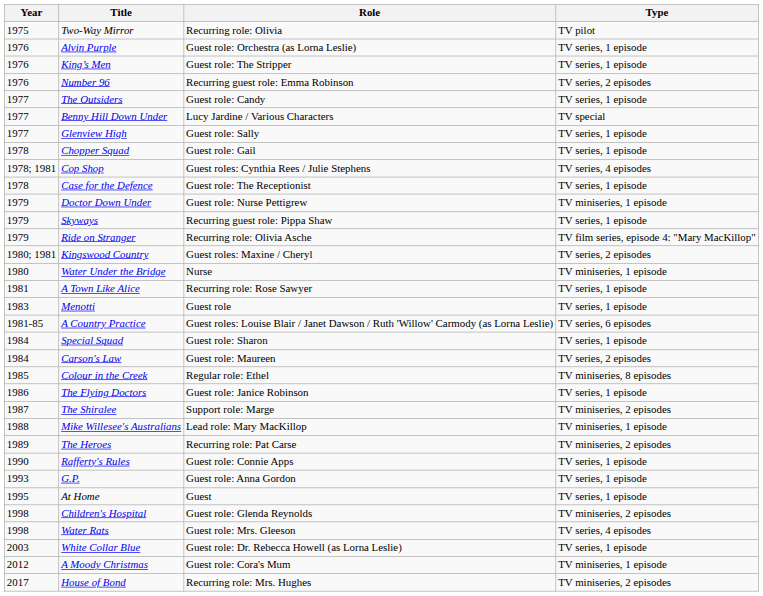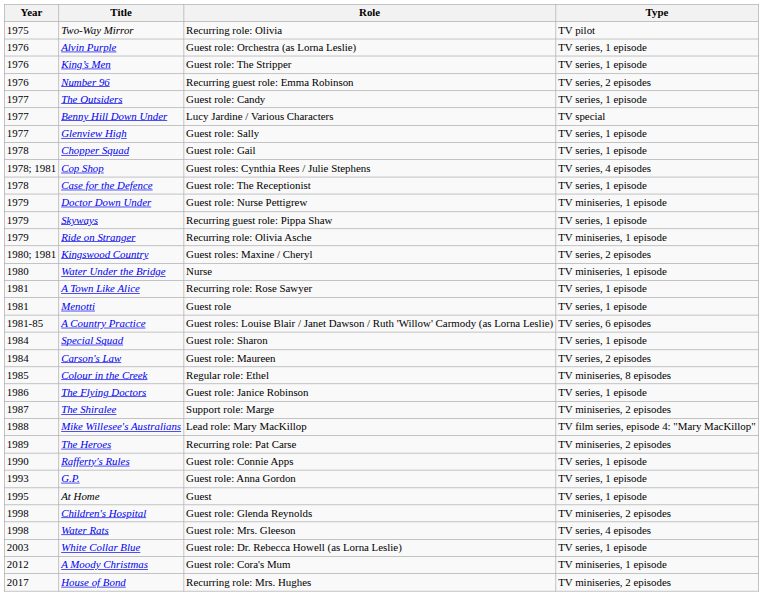(657, 237) TV film series, episode 4: "Mary MacKillop" -> (612, 237) TV miniseries, 1 episode
(18, 306) 1983 -> (18, 306) 1981
(612, 427) TV miniseries, 1 episode -> (657, 427) TV film series, episode 4: "Mary MacKillop"
